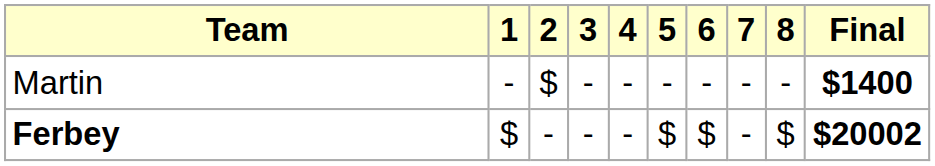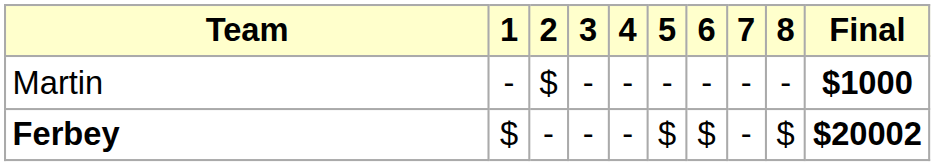(867, 82) $1400 -> (867, 82) $1000
